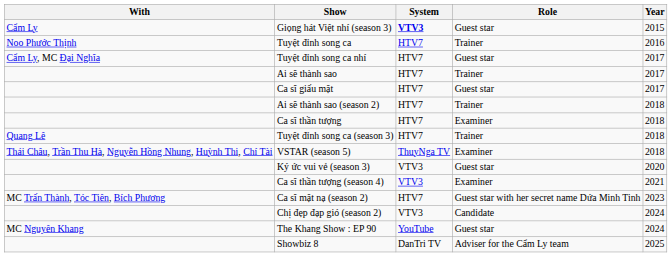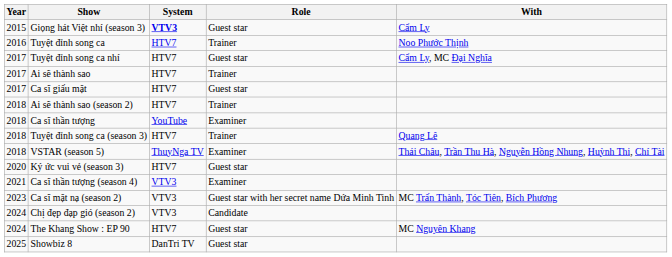columns swapped: (655, 12) <-> (140, 12)
(410, 120) HTV7 -> (169, 120) YouTube
(410, 167) VTV3 -> (164, 167) HTV7
(410, 197) HTV7 -> (164, 197) VTV3
(416, 228) YouTube -> (164, 228) HTV7
(512, 244) Adviser for the Cẩm Ly team -> (228, 244) Guest star
